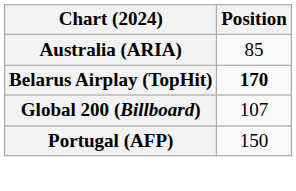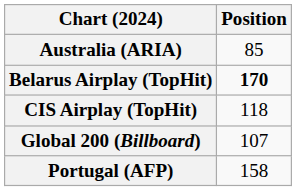+ row: (111, 110)
(254, 140) 150 -> (254, 170) 158
